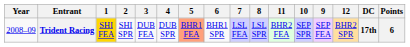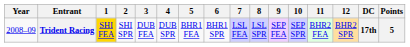columns swapped: (323, 11) <-> (281, 11)
(191, 29) lightsalmon background -> (191, 29) no background
(392, 29) 6 -> (392, 29) 5
